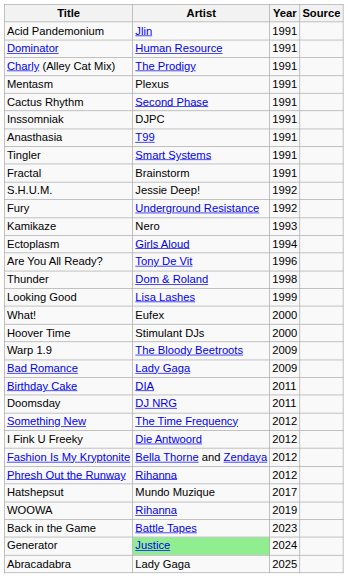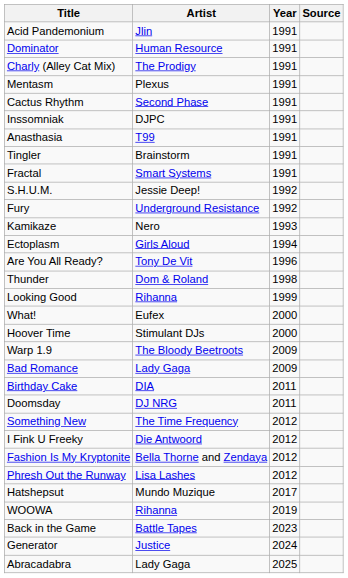(173, 155) Smart Systems -> (162, 155) Brainstorm
(162, 173) Brainstorm -> (173, 173) Smart Systems
(165, 297) Lisa Lashes -> (156, 297) Rihanna
(156, 475) Rihanna -> (165, 475) Lisa Lashes
(153, 546) lightgreen background -> (153, 546) no background
